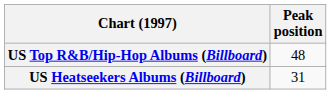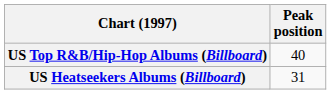(298, 54) 48 -> (298, 54) 40
